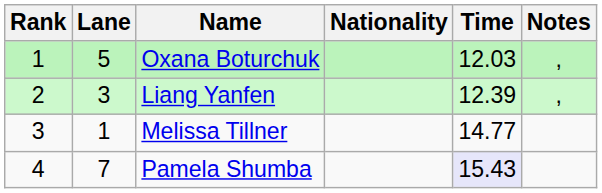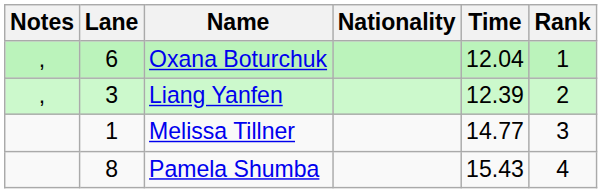columns swapped: (38, 22) <-> (559, 22)
(104, 59) 5 -> (112, 59) 6
(487, 59) 12.03 -> (495, 59) 12.04
(104, 168) 7 -> (112, 168) 8
(487, 168) lavender background -> (495, 168) no background
